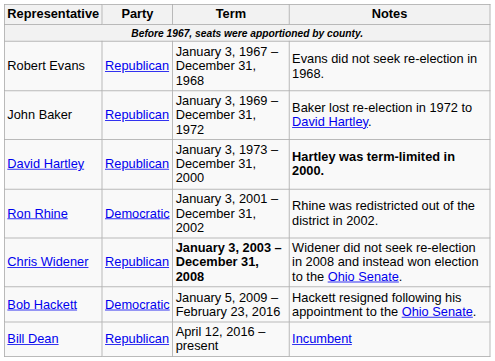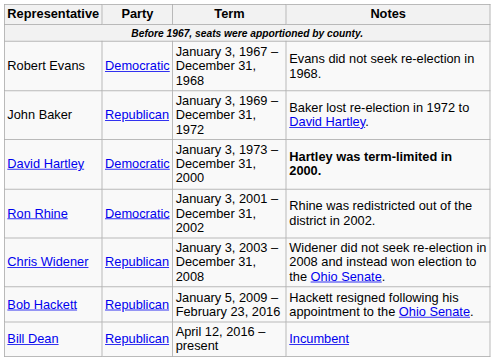(137, 66) Republican -> (137, 66) Democratic
(137, 164) Republican -> (137, 164) Democratic
(229, 262) bold -> (227, 262) normal
(137, 304) Democratic -> (137, 304) Republican
